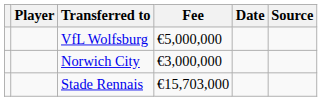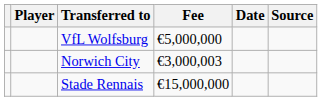(190, 61) €3,000,000 -> (190, 61) €3,000,003
(193, 84) €15,703,000 -> (193, 84) €15,000,000
